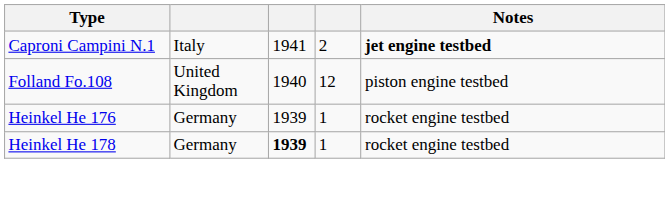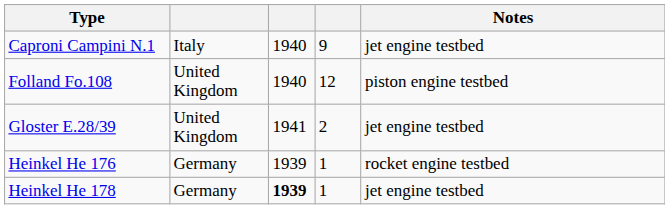(290, 44) 1941 -> (290, 44) 1940
(323, 44) 2 -> (323, 44) 9
(428, 44) bold -> (424, 44) normal
+ row: (62, 127)
(437, 144) rocket engine testbed -> (424, 190) jet engine testbed
